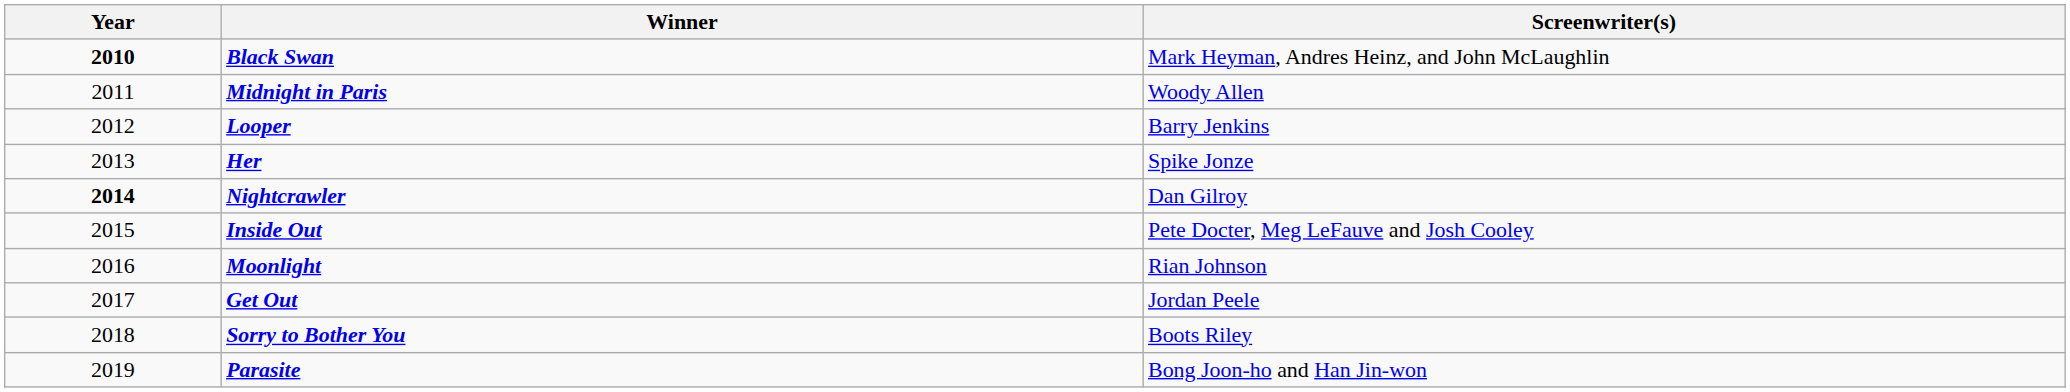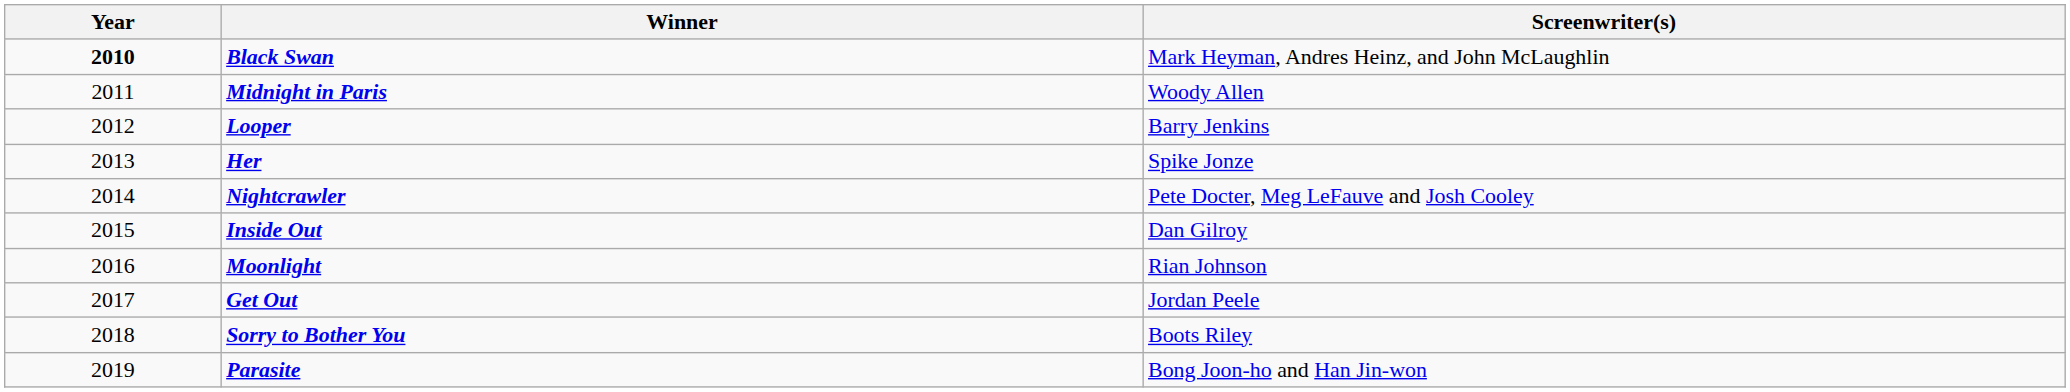(113, 195) bold -> (113, 195) normal
(1198, 195) Dan Gilroy -> (1341, 195) Pete Docter, Meg LeFauve and Josh Cooley
(1341, 230) Pete Docter, Meg LeFauve and Josh Cooley -> (1198, 230) Dan Gilroy
